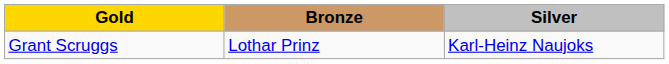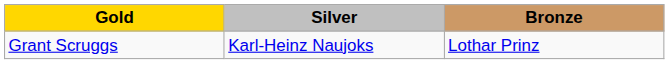columns swapped: (554, 17) <-> (334, 17)
